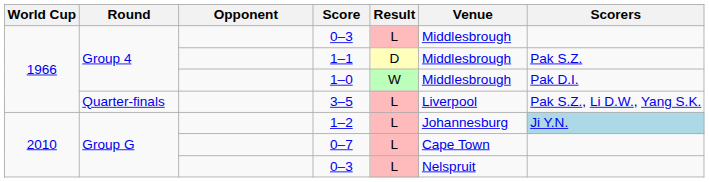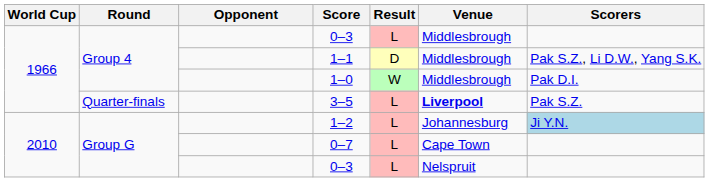(556, 58) Pak S.Z. -> (616, 58) Pak S.Z., Li D.W., Yang S.K.
(449, 101) normal -> (453, 101) bold
(616, 101) Pak S.Z., Li D.W., Yang S.K. -> (556, 101) Pak S.Z.
